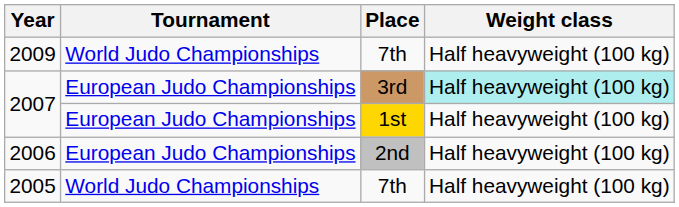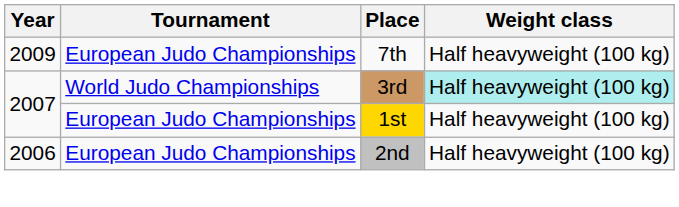(192, 53) World Judo Championships -> (210, 53) European Judo Championships
(210, 86) European Judo Championships -> (192, 86) World Judo Championships
- row: (33, 185)
